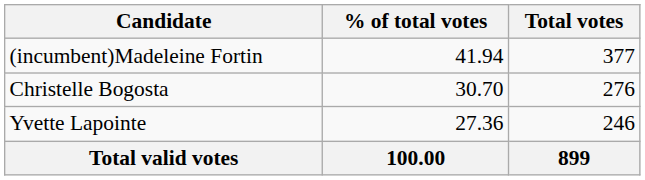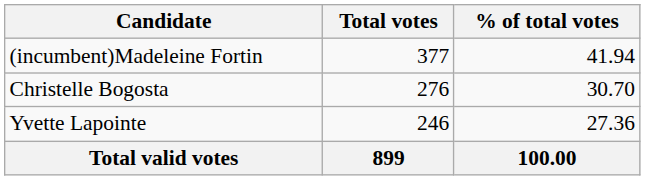columns swapped: (574, 21) <-> (416, 21)
